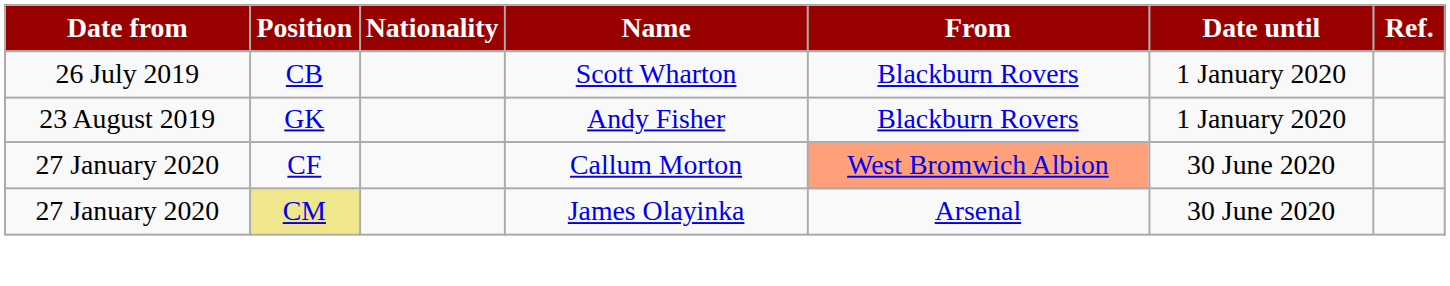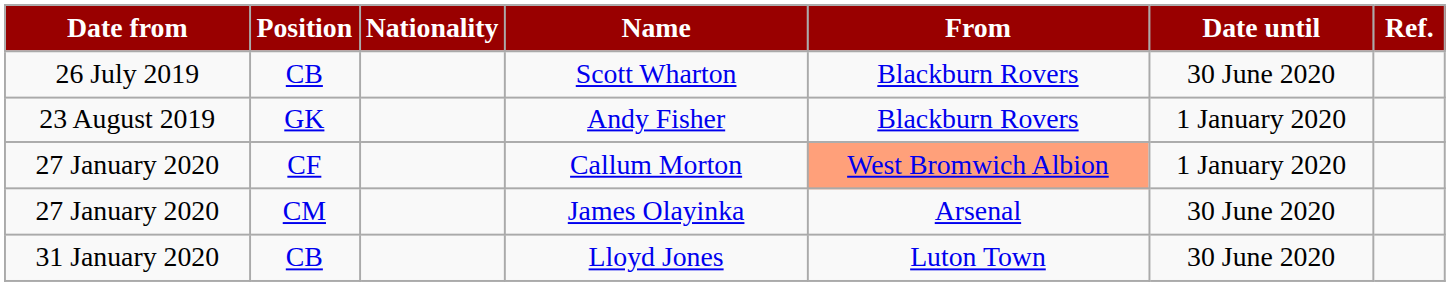(1261, 73) 1 January 2020 -> (1261, 73) 30 June 2020
(1261, 165) 30 June 2020 -> (1261, 165) 1 January 2020
(304, 211) khaki background -> (304, 211) no background
+ row: (656, 256)
